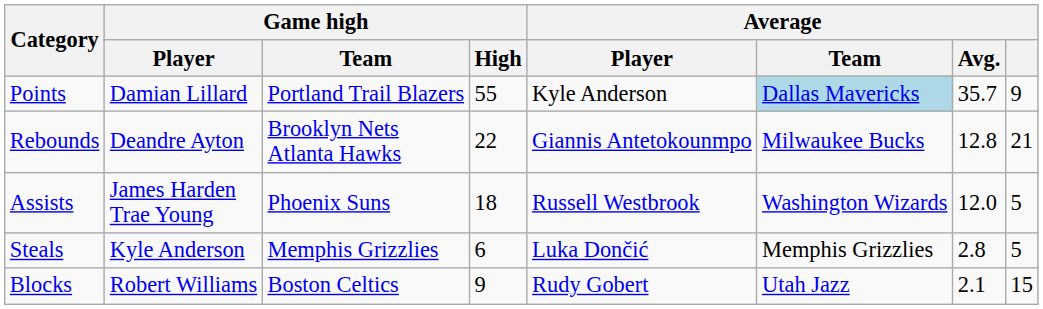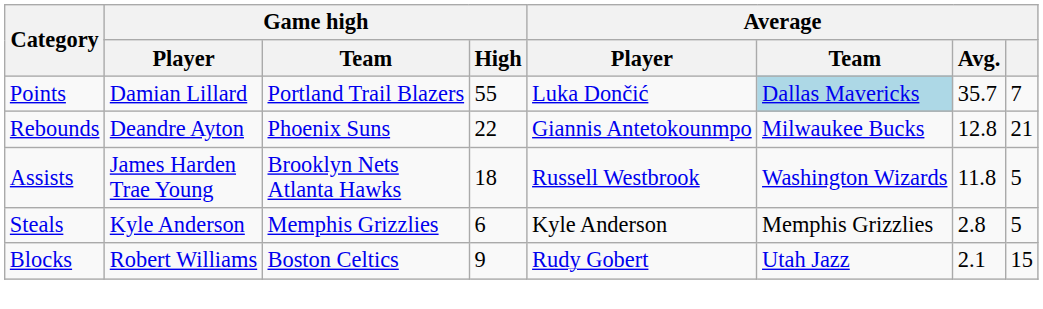(600, 93) Kyle Anderson -> (590, 93) Luka Dončić
(1016, 93) 9 -> (1016, 93) 7
(334, 141) Brooklyn Nets Atlanta Hawks -> (329, 128) Phoenix Suns
(329, 202) Phoenix Suns -> (334, 176) Brooklyn Nets Atlanta Hawks
(977, 202) 12.0 -> (977, 176) 11.8
(590, 250) Luka Dončić -> (600, 225) Kyle Anderson
